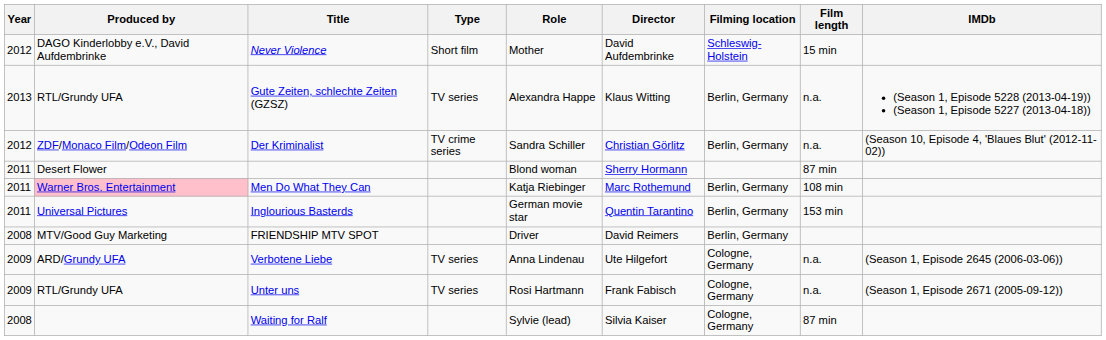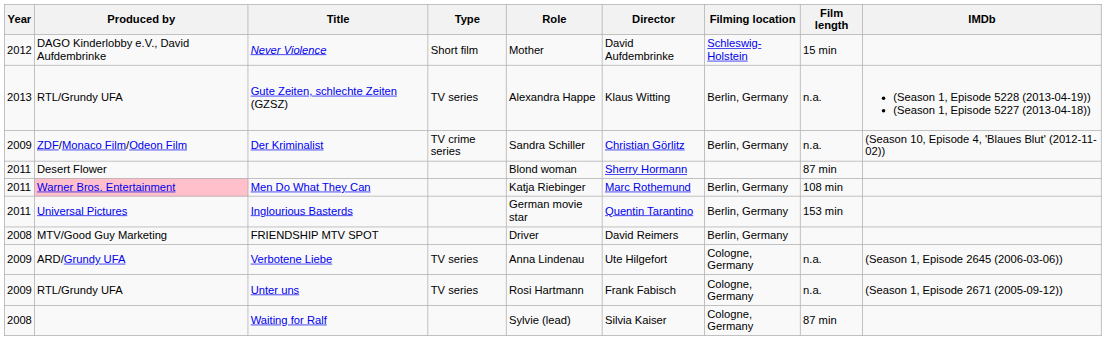(19, 145) 2012 -> (19, 145) 2009
